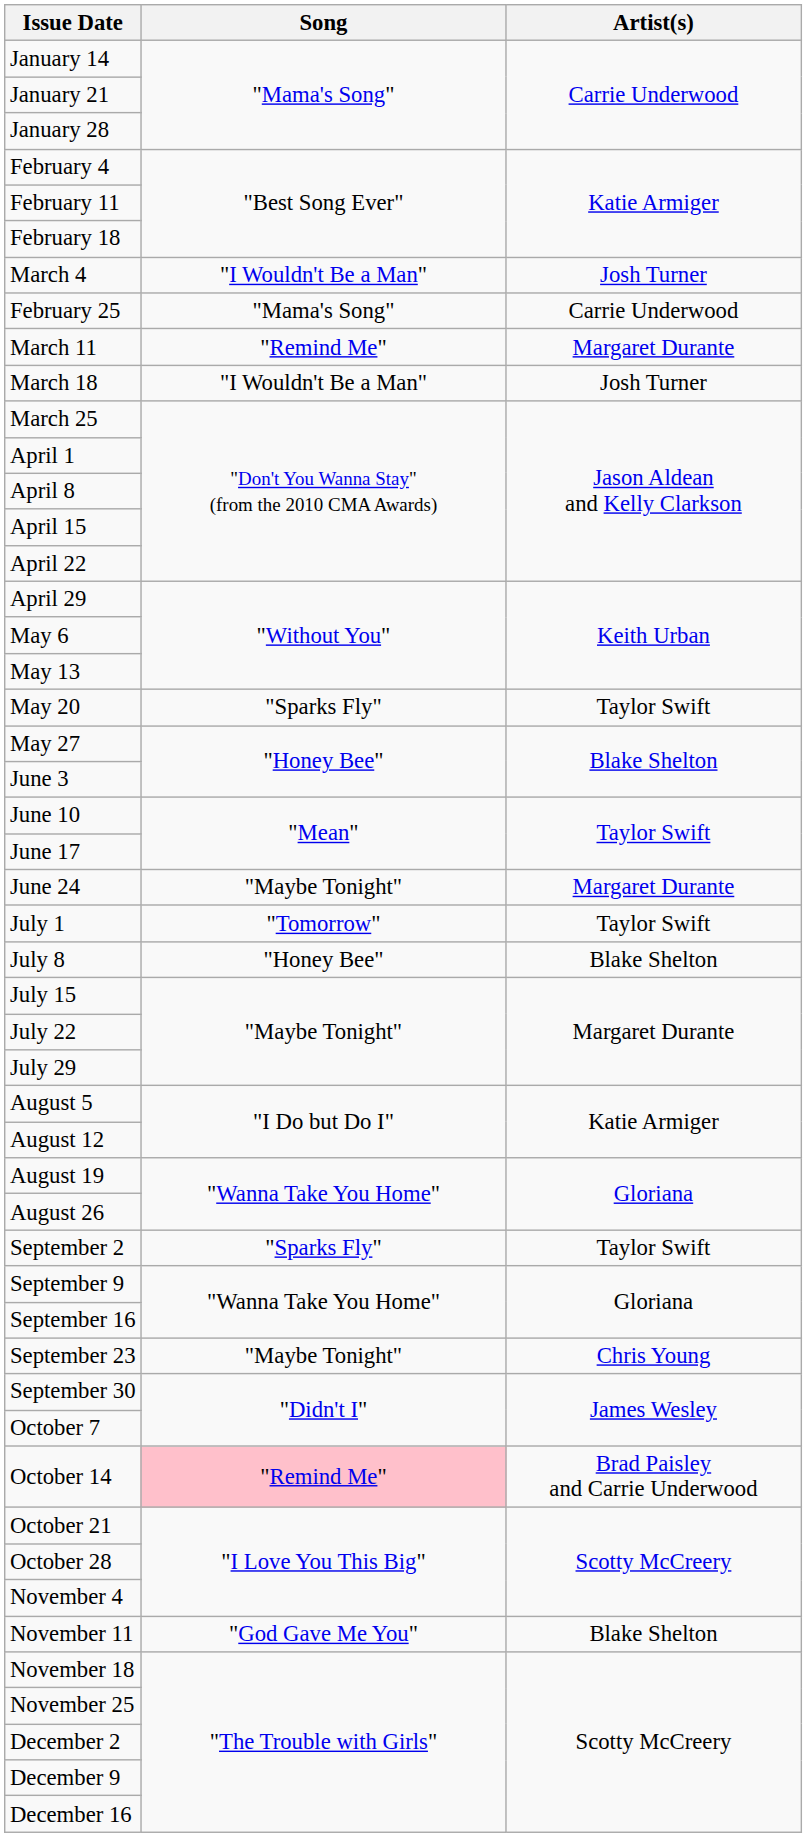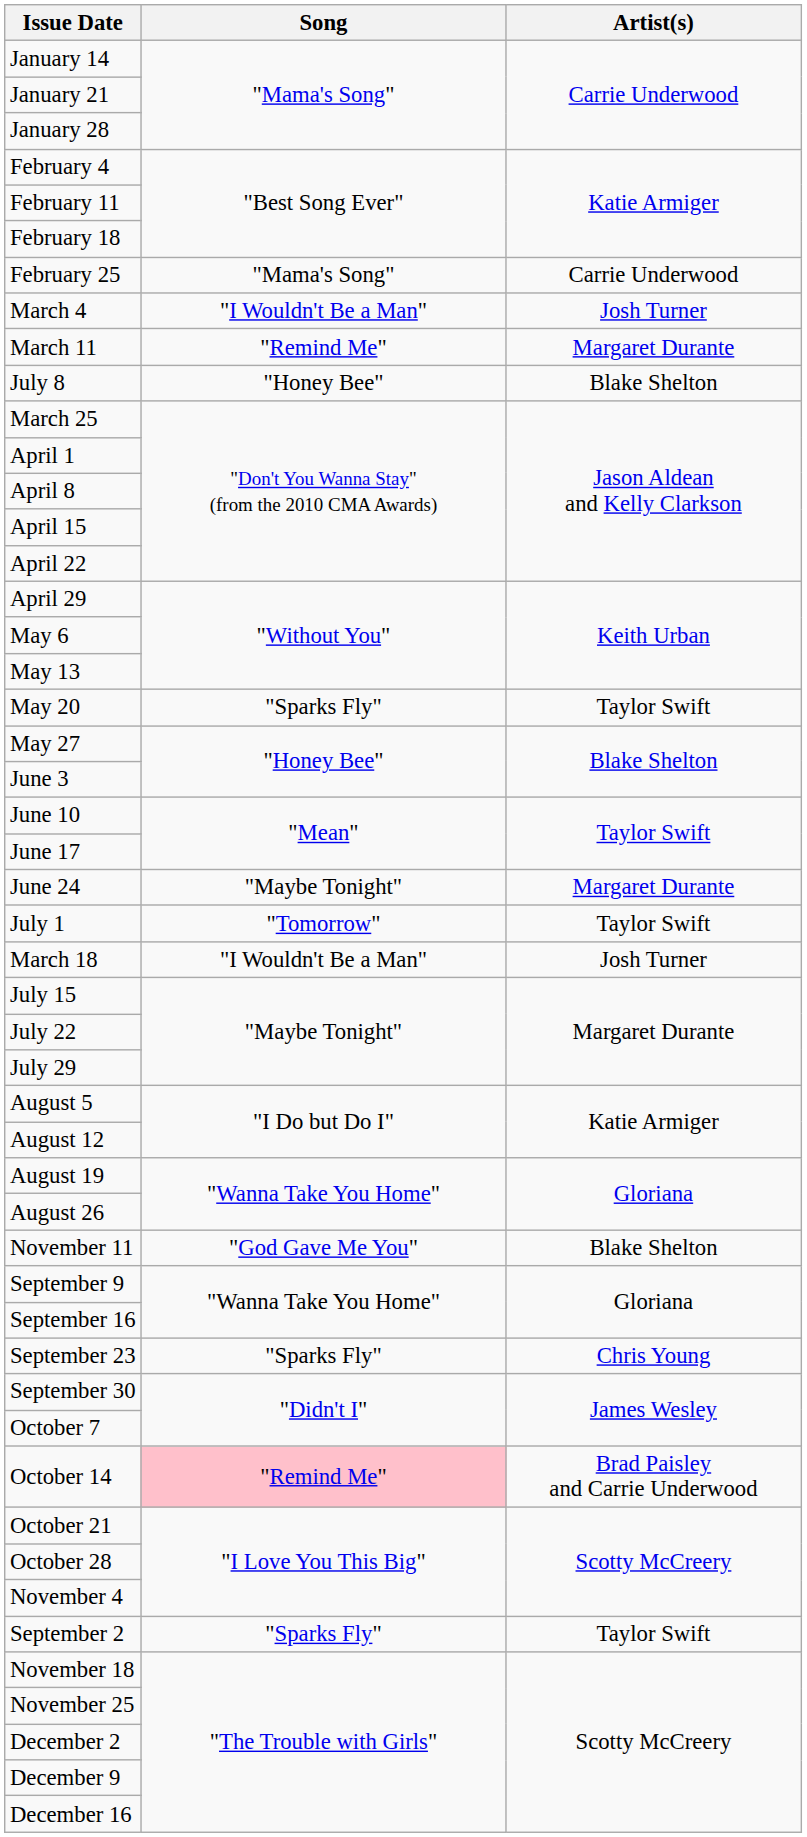rows swapped: (65, 310) <-> (48, 274)
rows swapped: (54, 382) <-> (37, 959)
rows swapped: (67, 1247) <-> (72, 1633)
(323, 1355) "Maybe Tonight" -> (323, 1355) "Sparks Fly"
